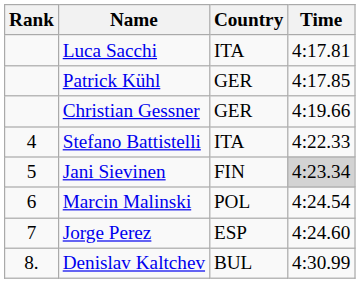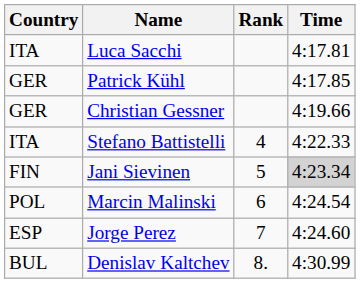columns swapped: (31, 19) <-> (249, 19)
